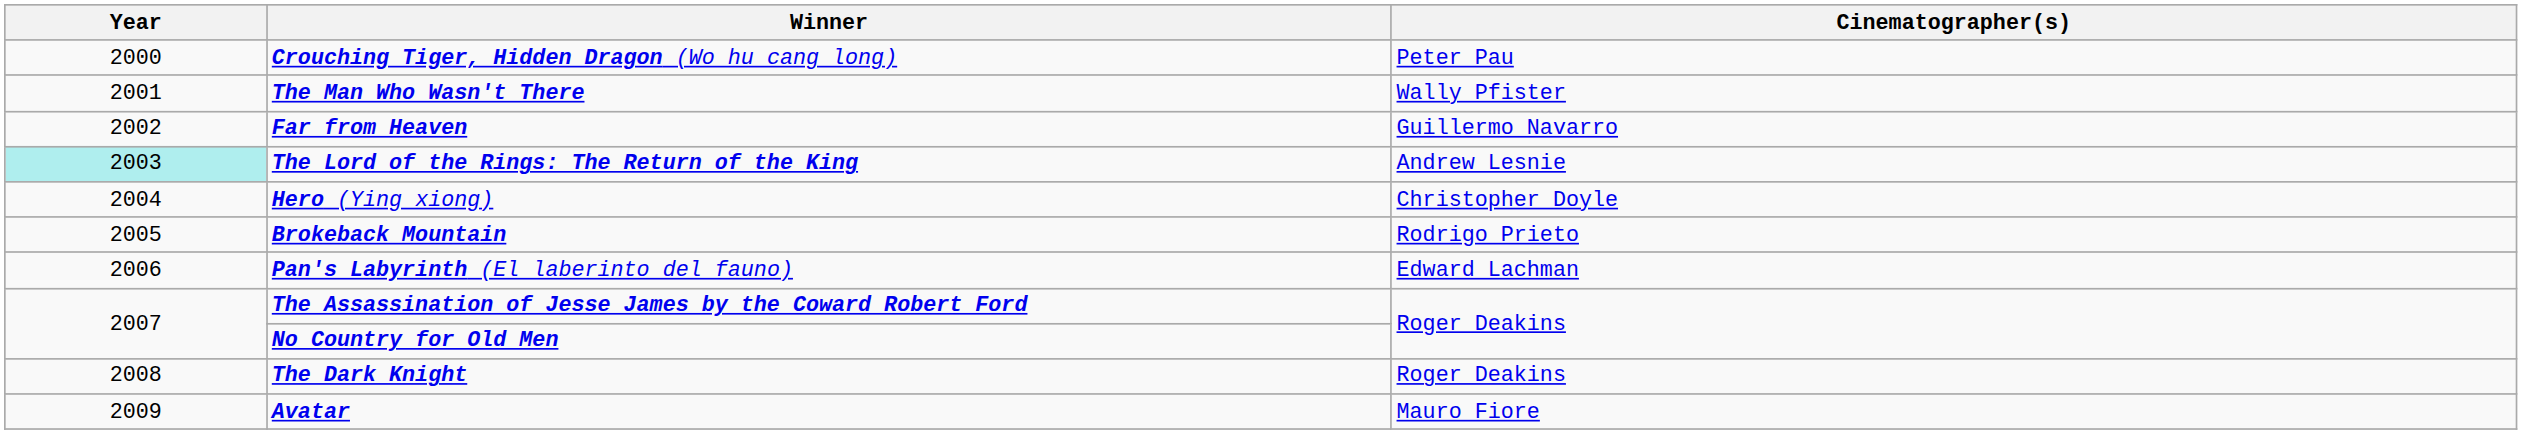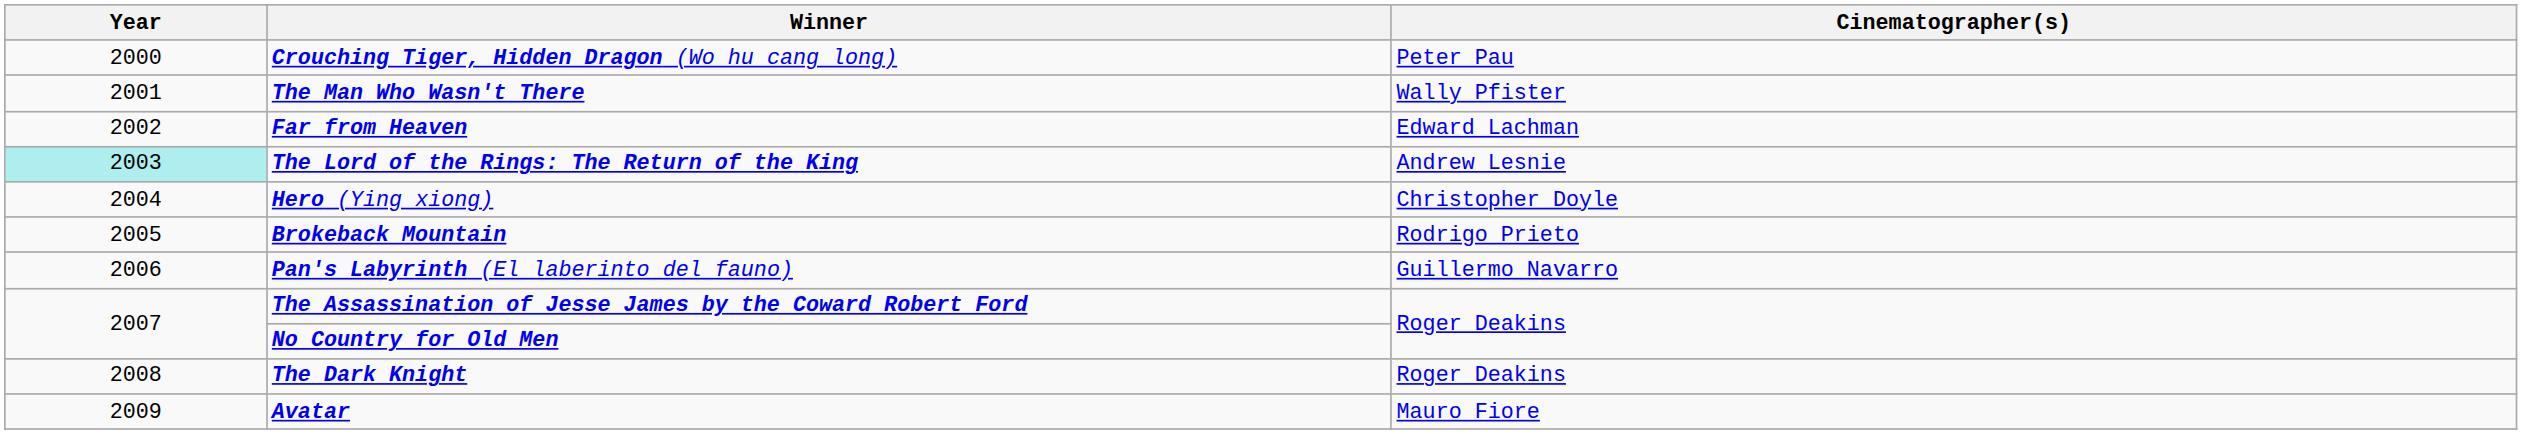(1507, 129) Guillermo Navarro -> (1488, 129) Edward Lachman
(1488, 270) Edward Lachman -> (1507, 270) Guillermo Navarro
